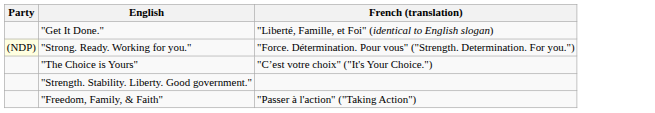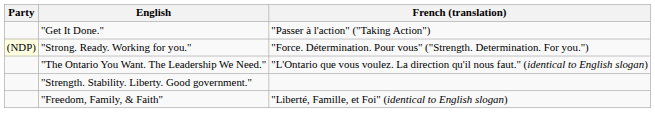(375, 30) "Liberté, Famille, et Foi" (identical to English slogan) -> (351, 30) "Passer à l'action" ("Taking Action")
- row: (89, 64)
+ row: (154, 64)
(337, 99) "Passer à l'action" ("Taking Action") -> (389, 99) "Liberté, Famille, et Foi" (identical to English slogan)
